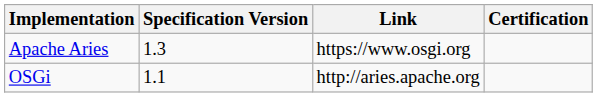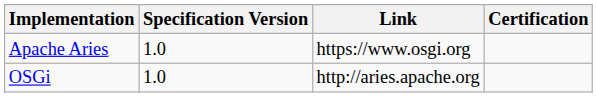(155, 48) 1.3 -> (155, 48) 1.0
(155, 77) 1.1 -> (155, 77) 1.0
